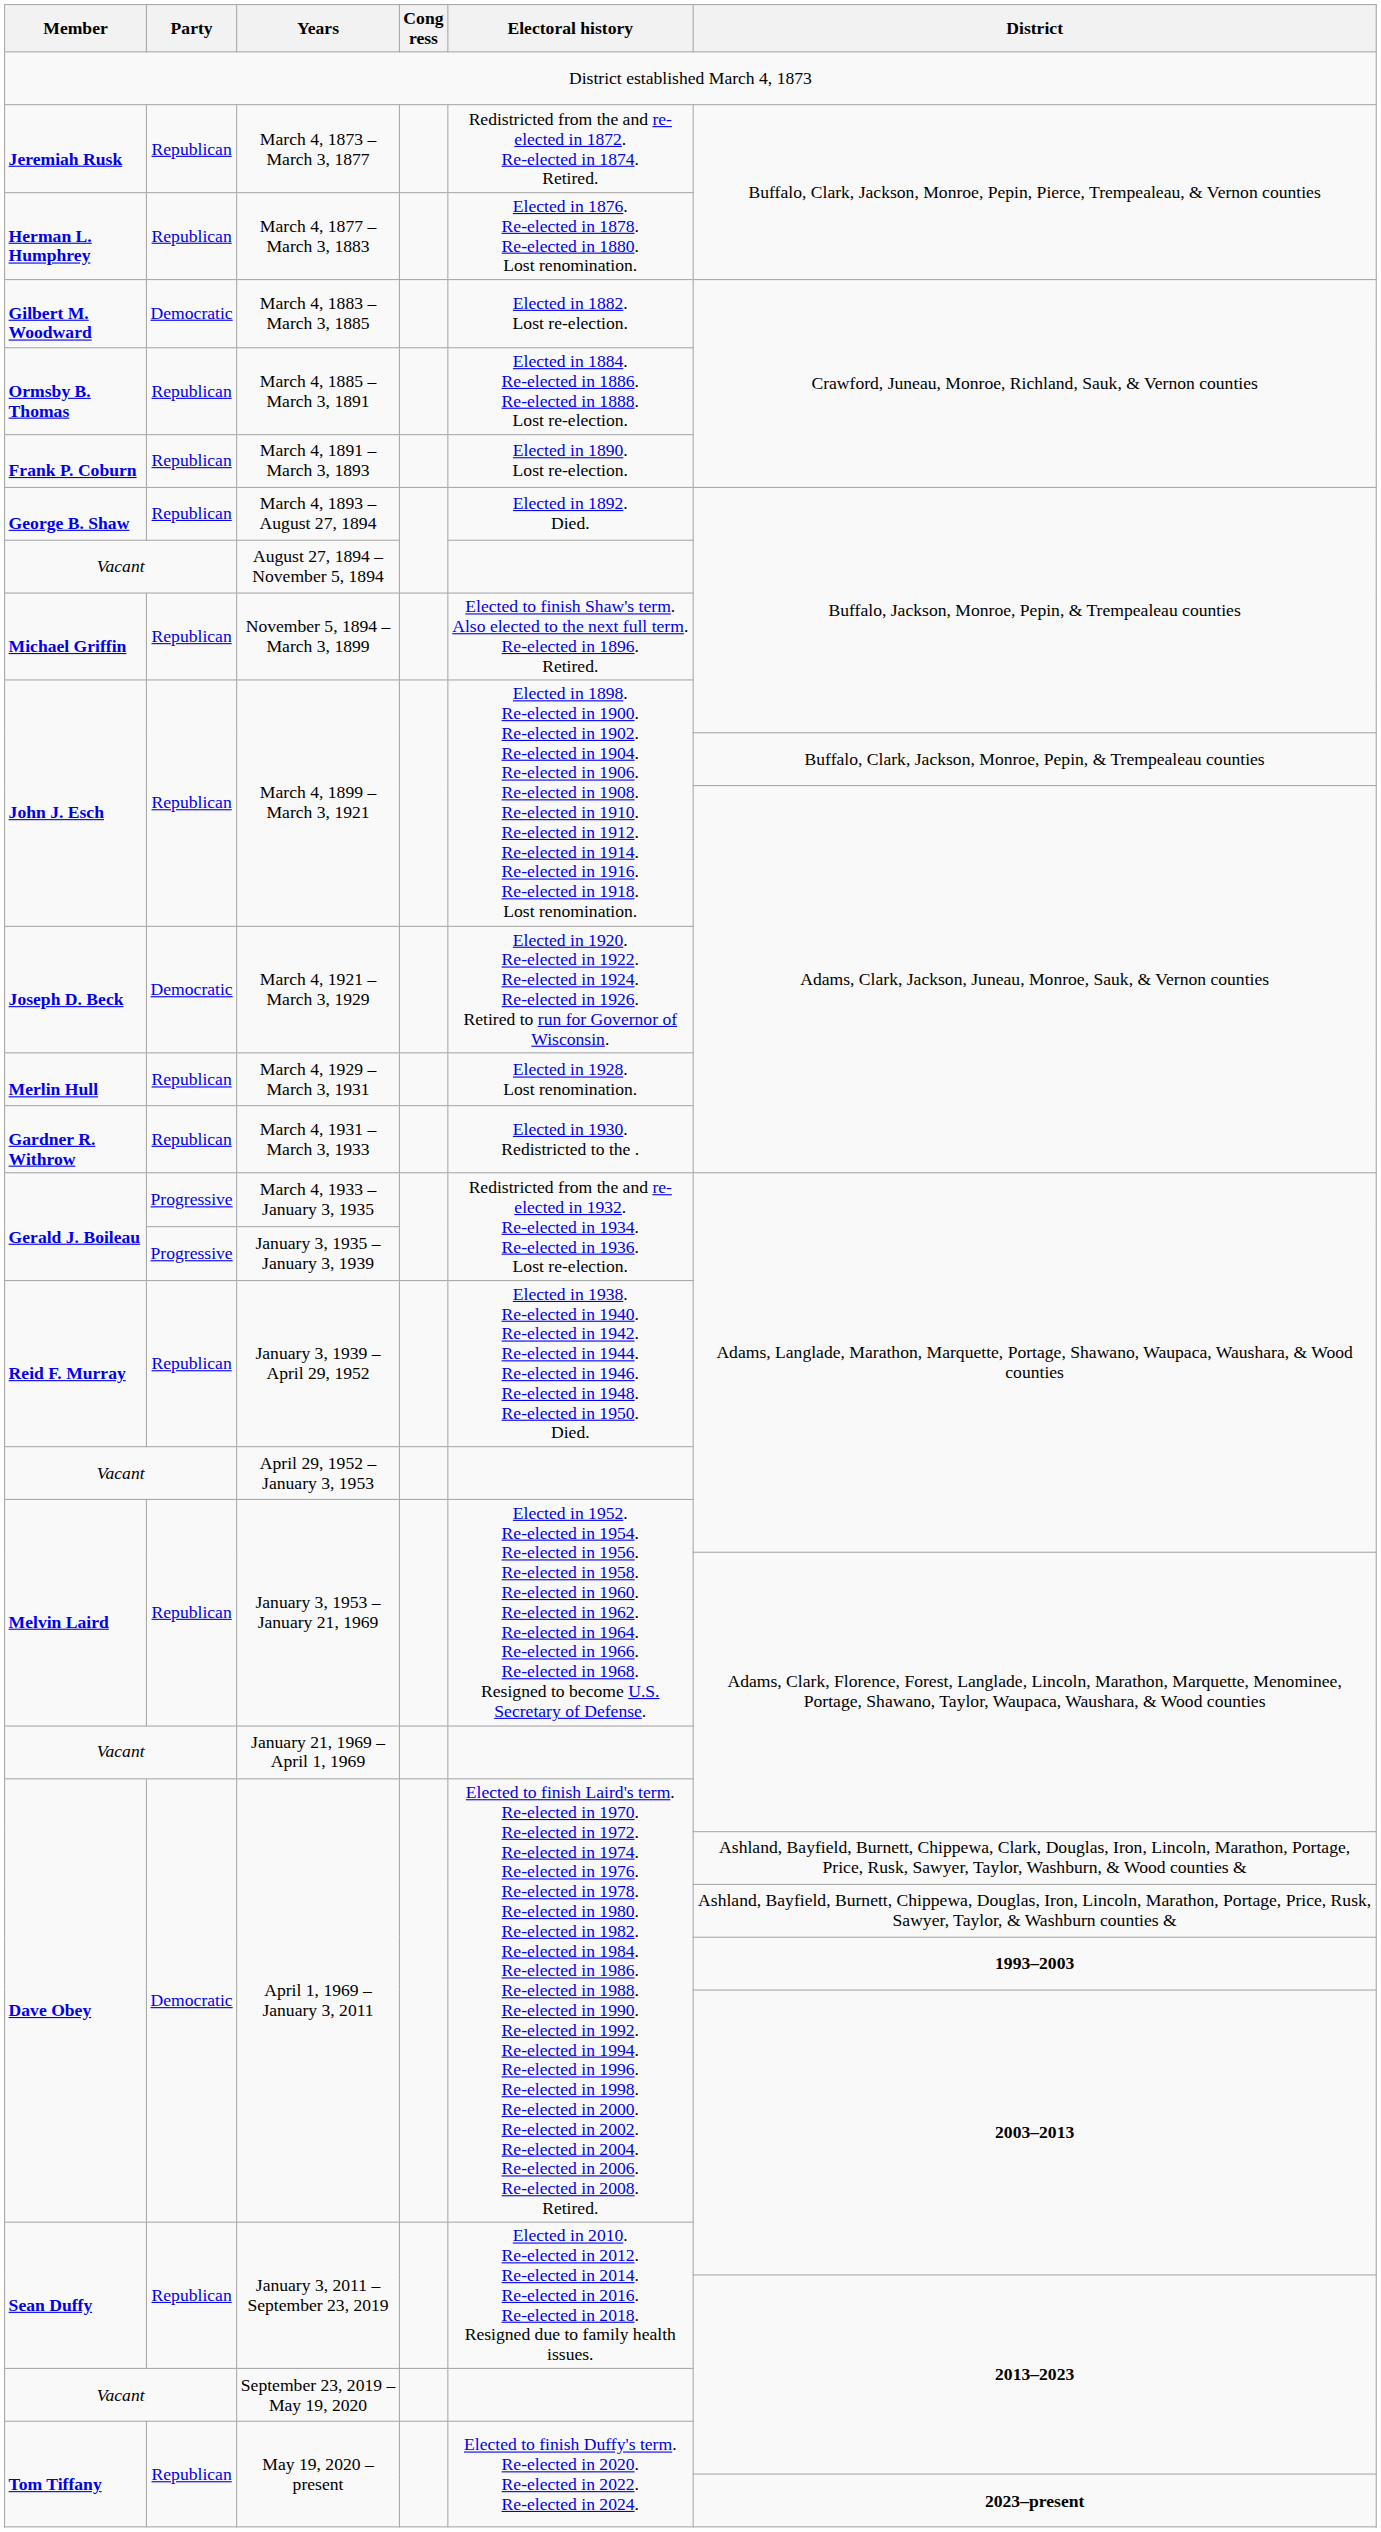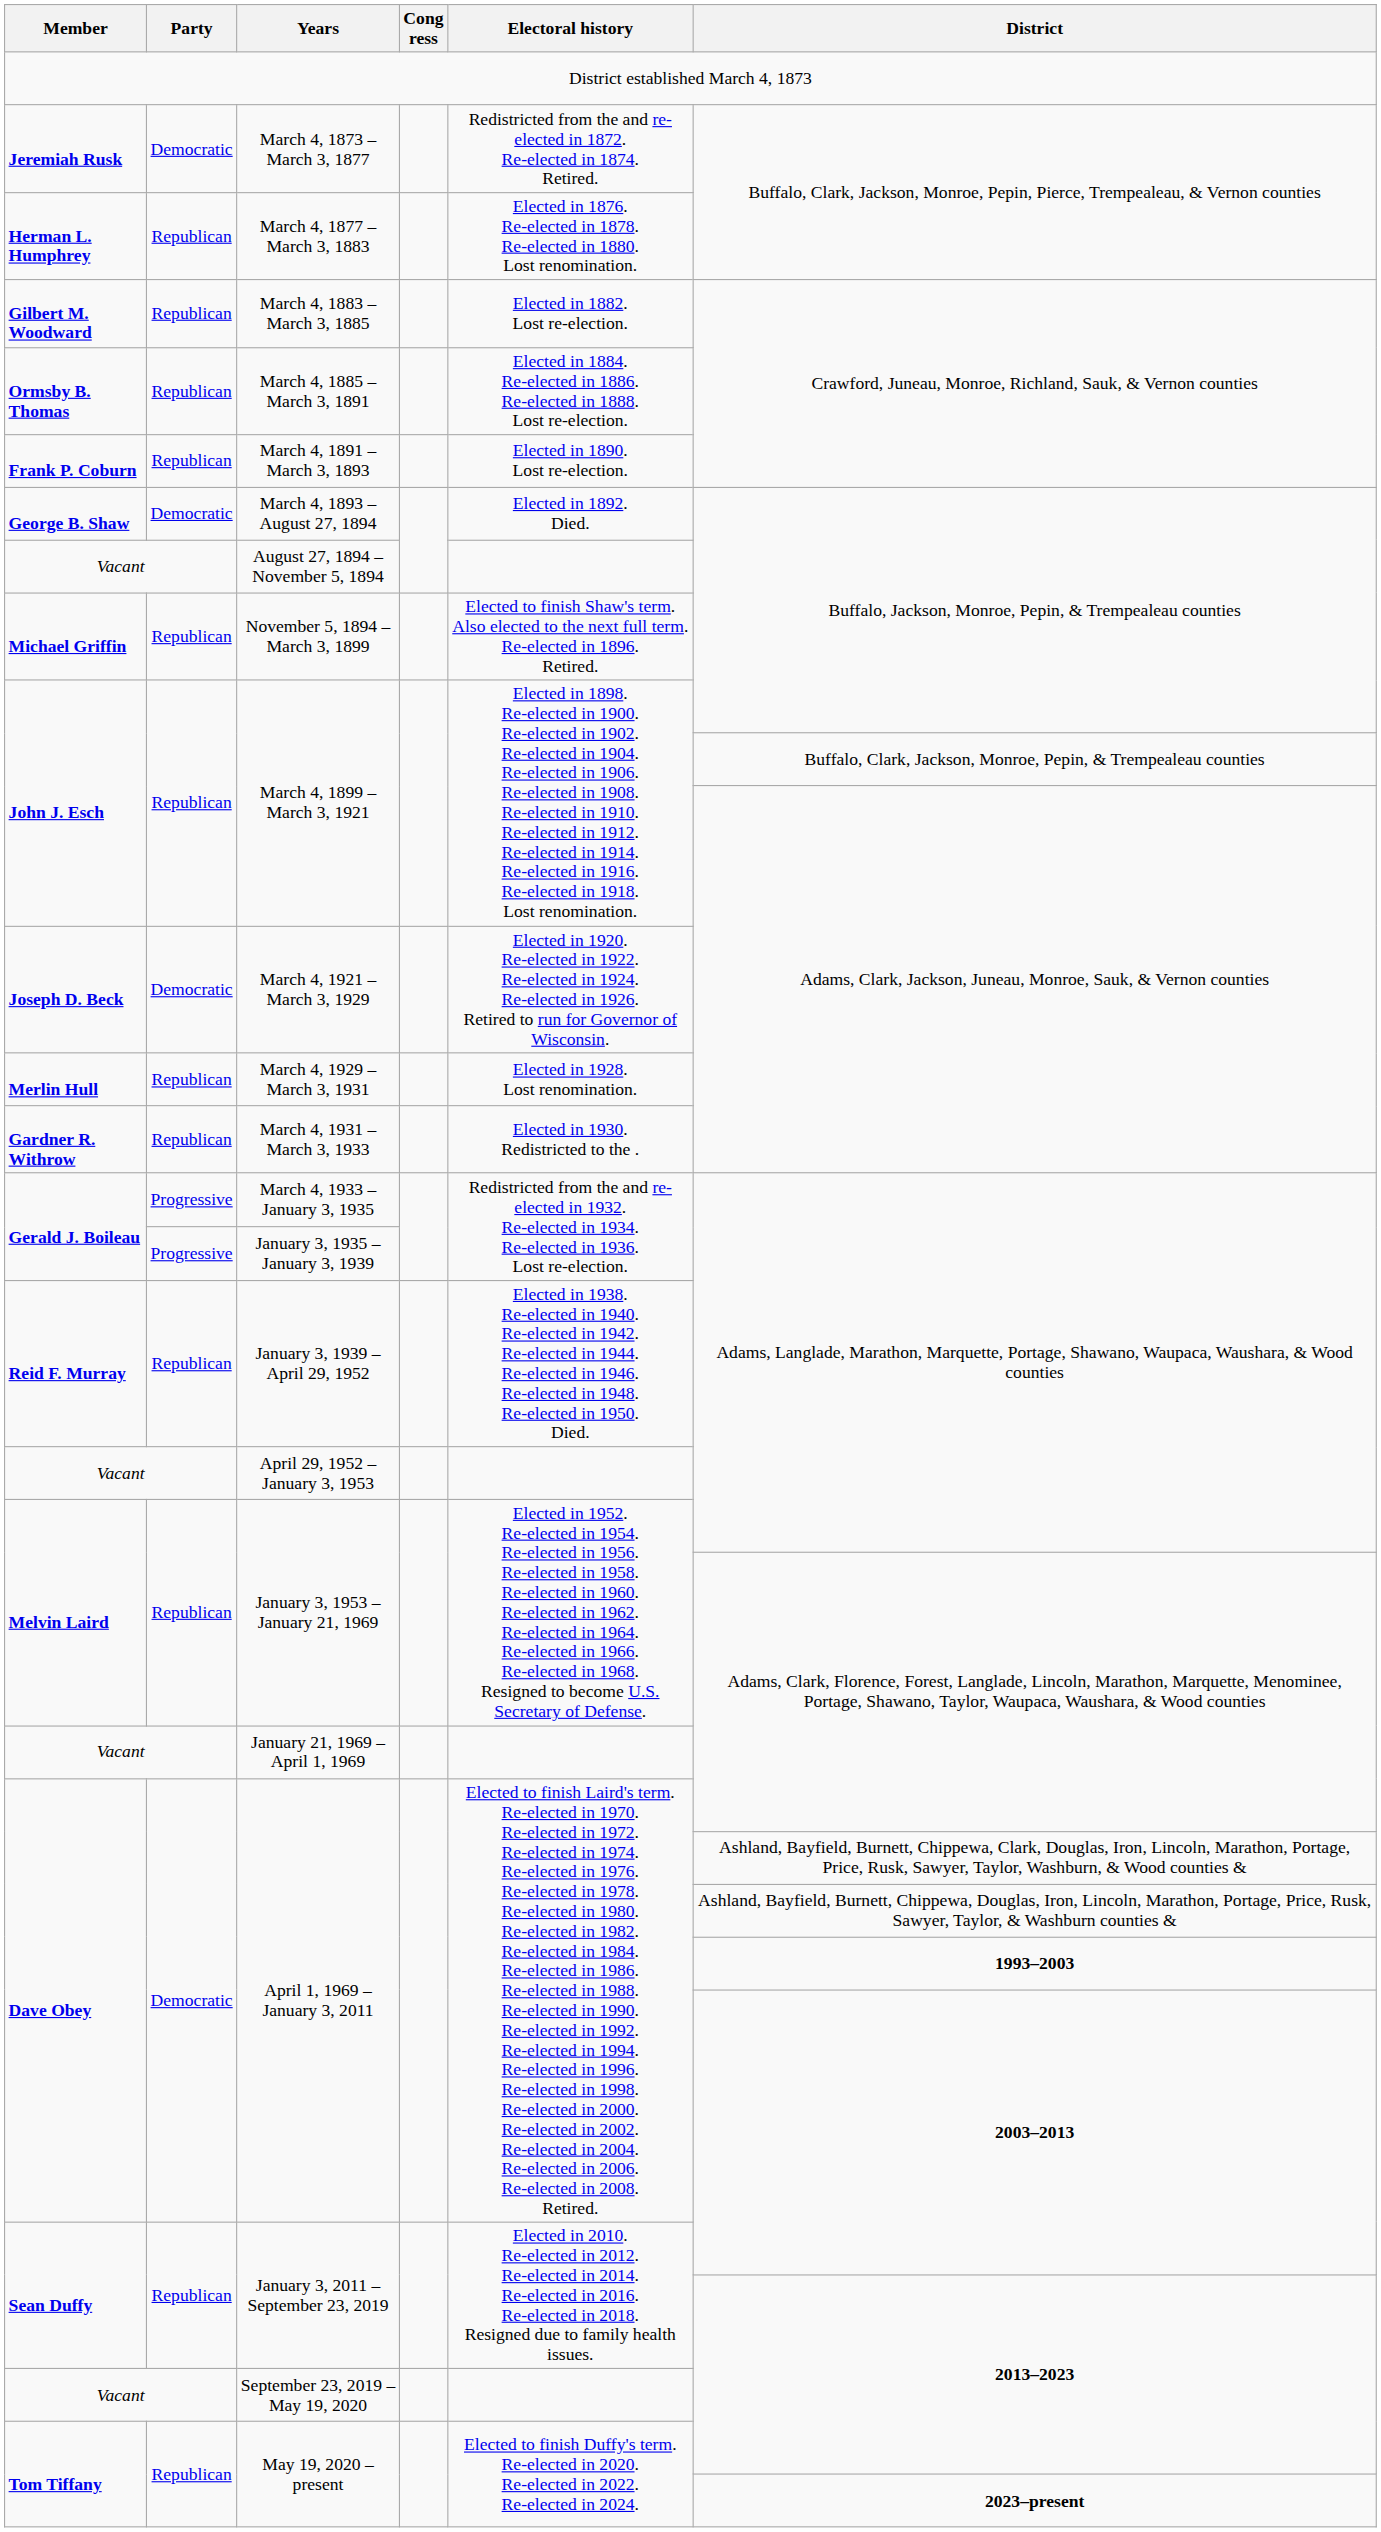(192, 148) Republican -> (192, 148) Democratic
(192, 313) Democratic -> (192, 313) Republican
(192, 513) Republican -> (192, 513) Democratic
